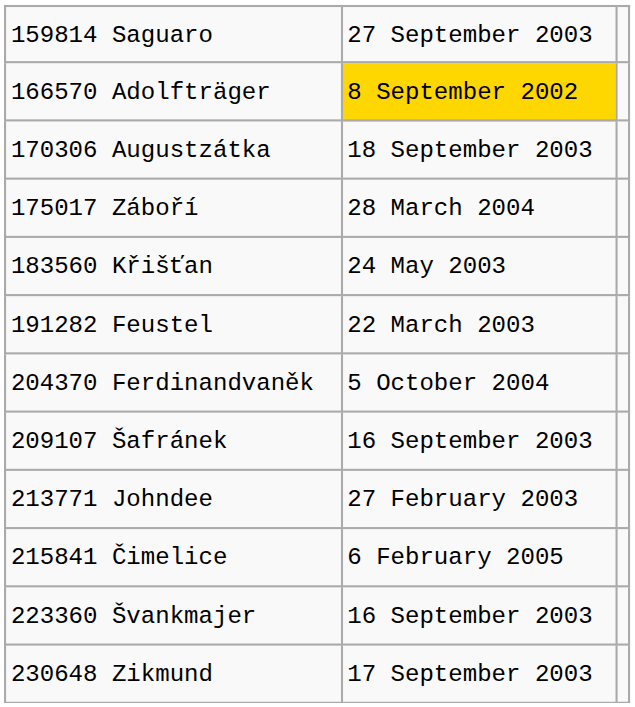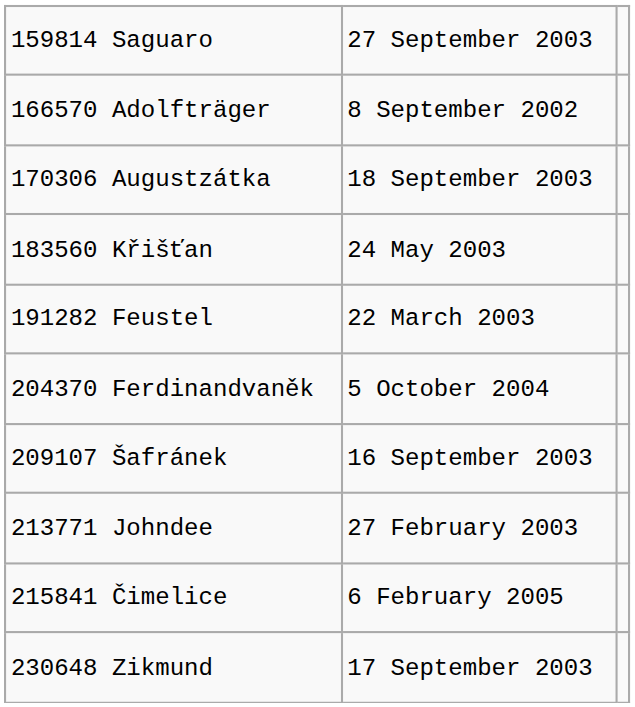(463, 92) gold background -> (463, 110) no background
- row: (105, 208)
- row: (134, 615)
